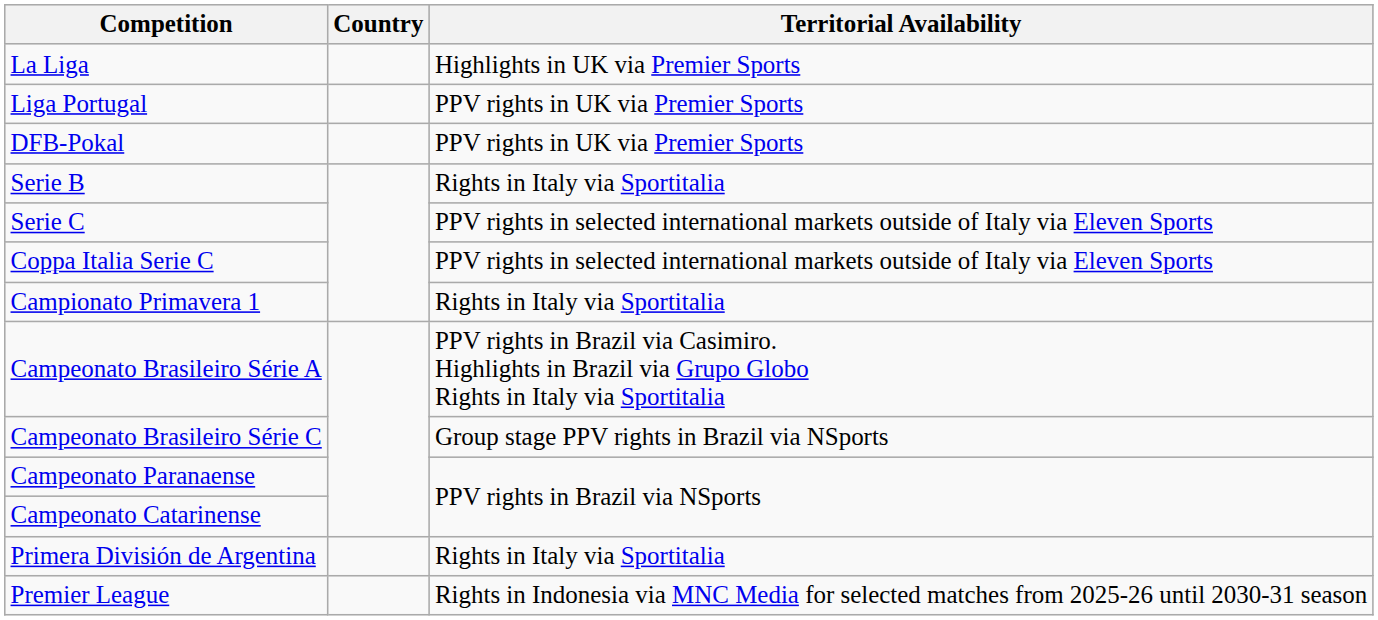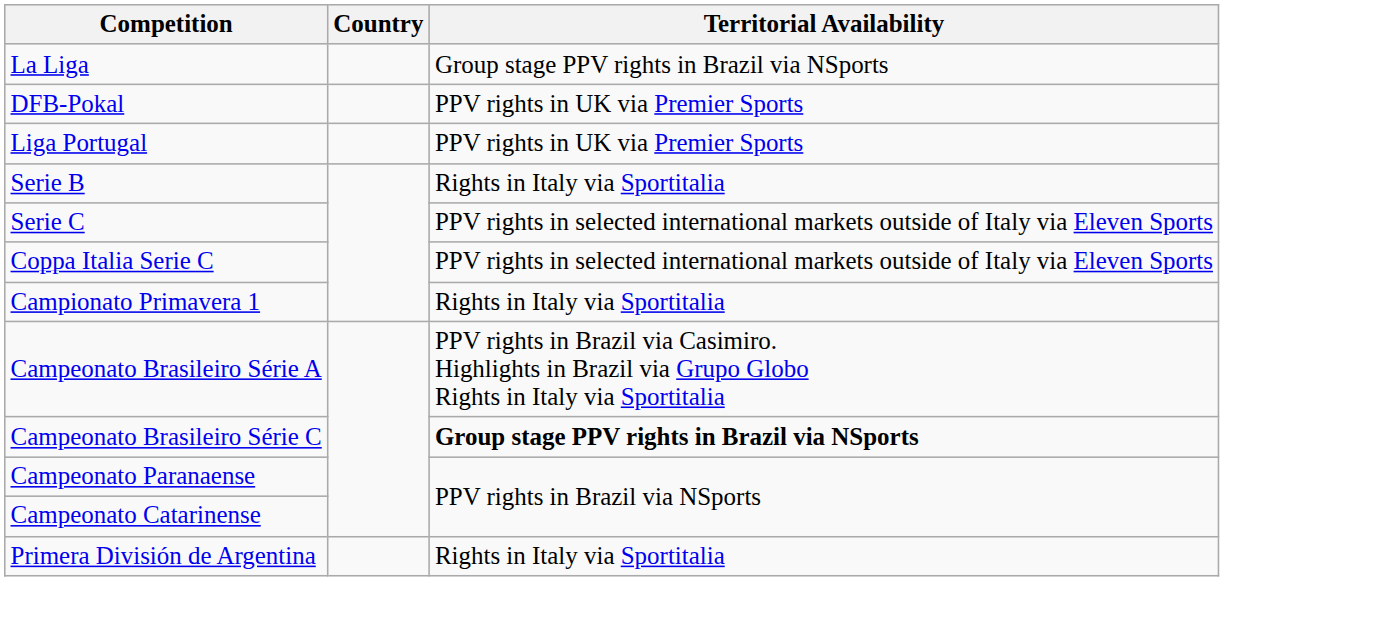(618, 63) Highlights in UK via Premier Sports -> (662, 63) Group stage PPV rights in Brazil via NSports
rows swapped: (67, 143) <-> (79, 103)
(662, 436) normal -> (677, 436) bold
- row: (90, 595)
